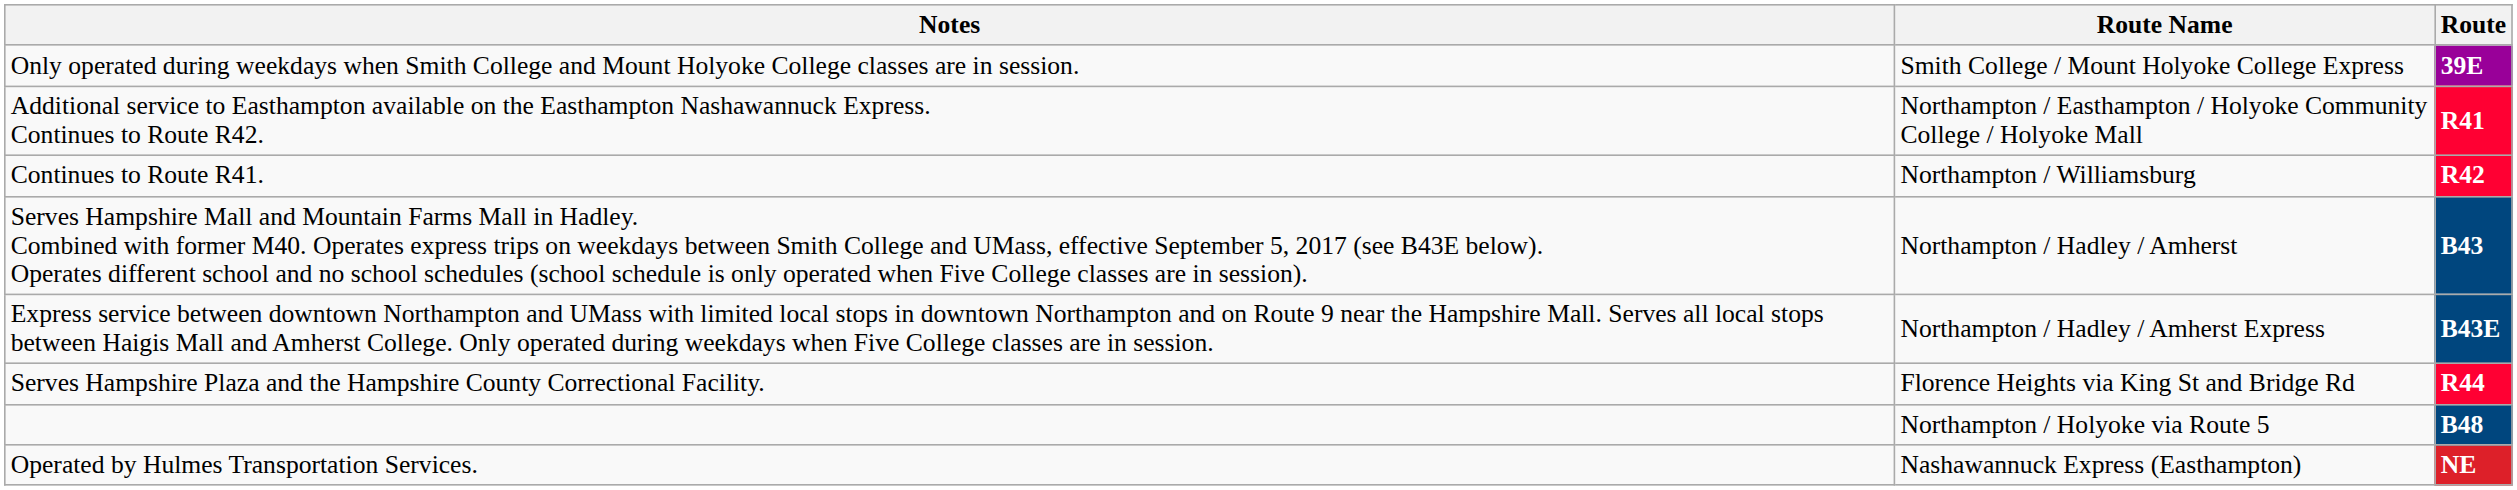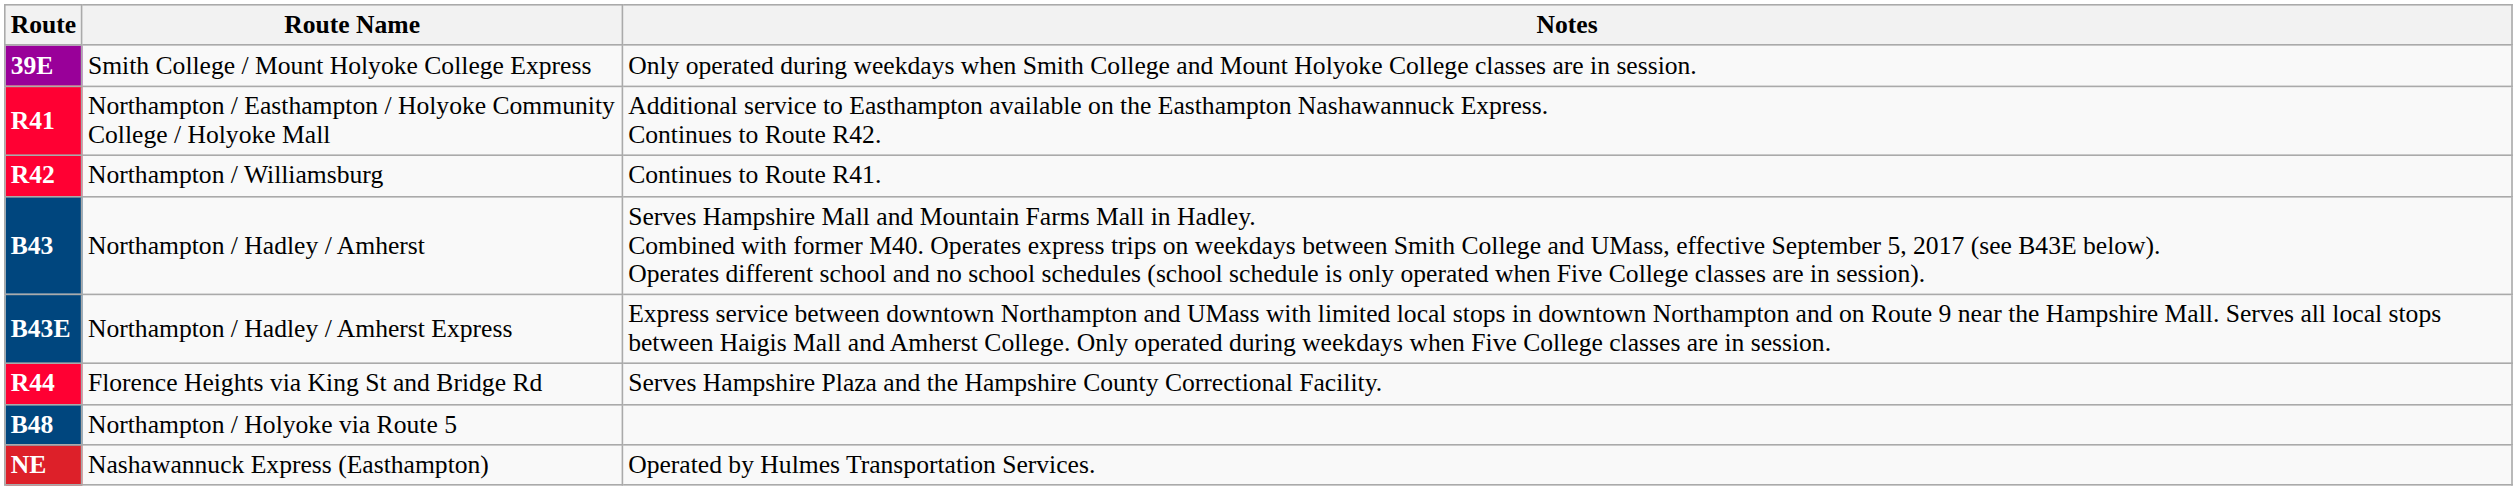columns swapped: (2473, 24) <-> (950, 24)
